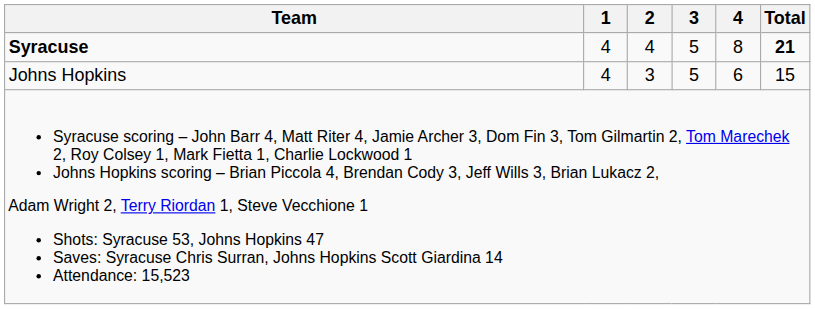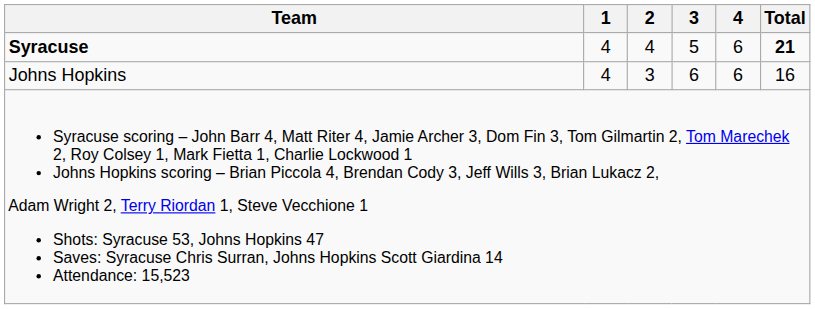(738, 47) 8 -> (738, 47) 6
(694, 75) 5 -> (694, 75) 6
(785, 75) 15 -> (785, 75) 16
